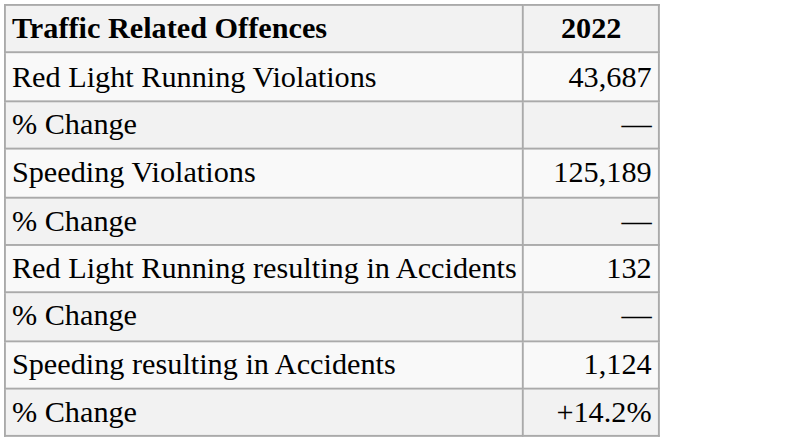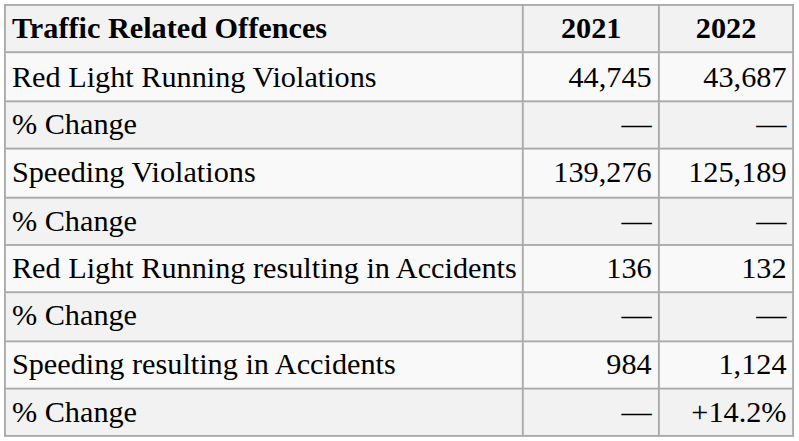+ column: (591, 28)
